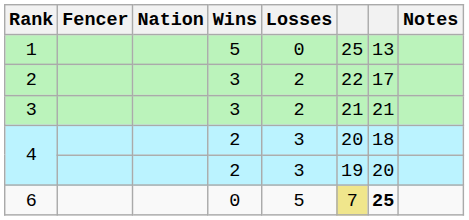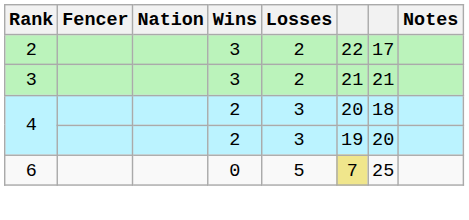- row: (31, 50)
(383, 200) bold -> (383, 170) normal
